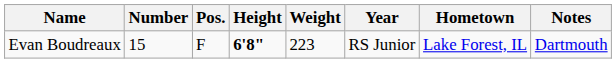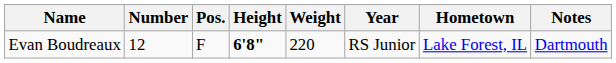(137, 44) 15 -> (137, 44) 12
(302, 44) 223 -> (302, 44) 220
